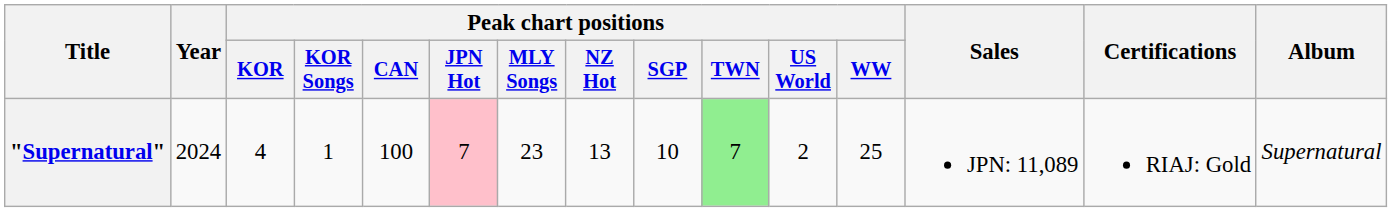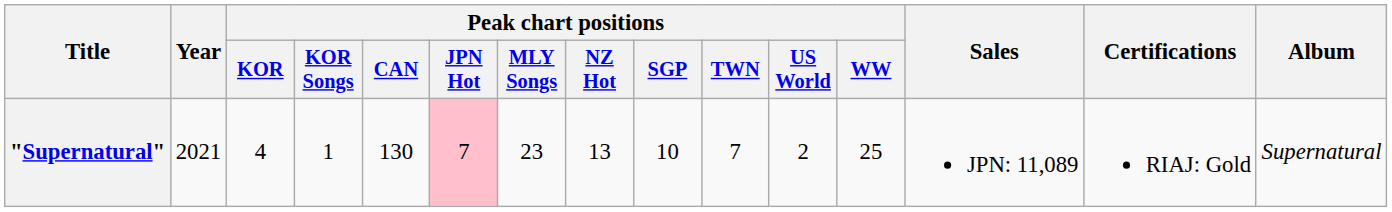(198, 151) 2024 -> (198, 151) 2021
(396, 151) 100 -> (396, 151) 130
(735, 151) lightgreen background -> (735, 151) no background
